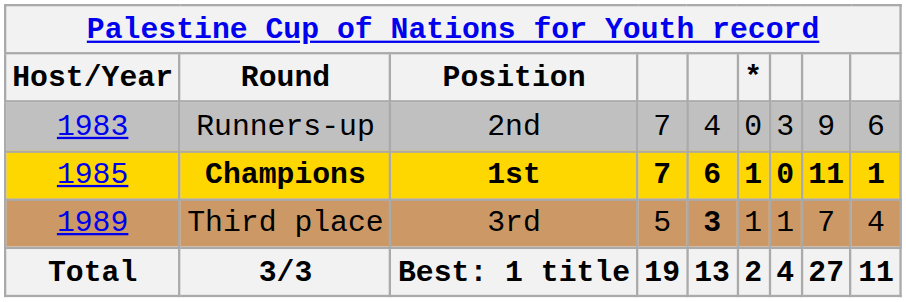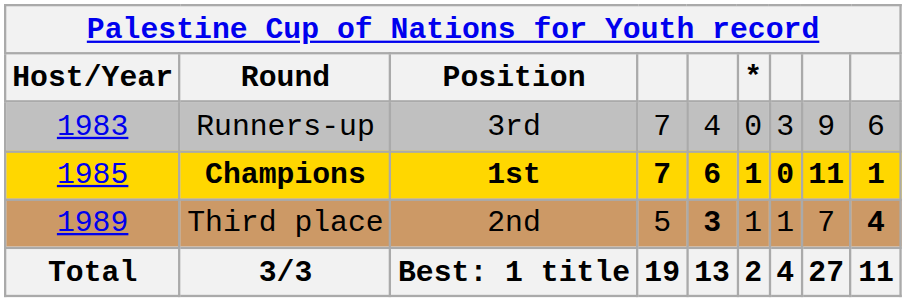(514, 126) 2nd -> (514, 126) 3rd
(514, 223) 3rd -> (514, 223) 2nd
(876, 223) normal -> (876, 223) bold
